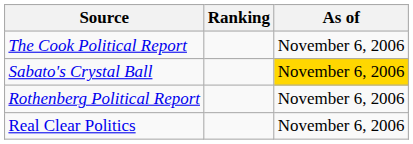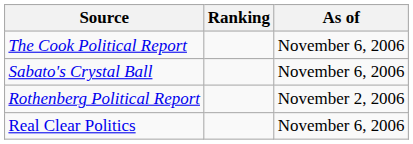(341, 71) gold background -> (341, 71) no background
(341, 98) November 6, 2006 -> (341, 98) November 2, 2006
